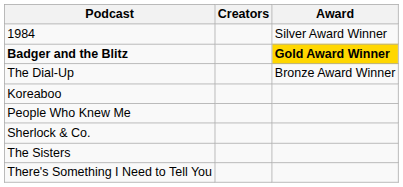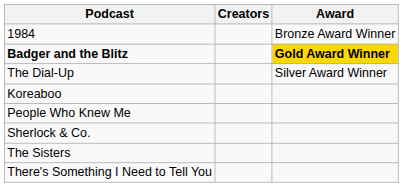(331, 34) Silver Award Winner -> (335, 34) Bronze Award Winner
(335, 73) Bronze Award Winner -> (331, 73) Silver Award Winner
